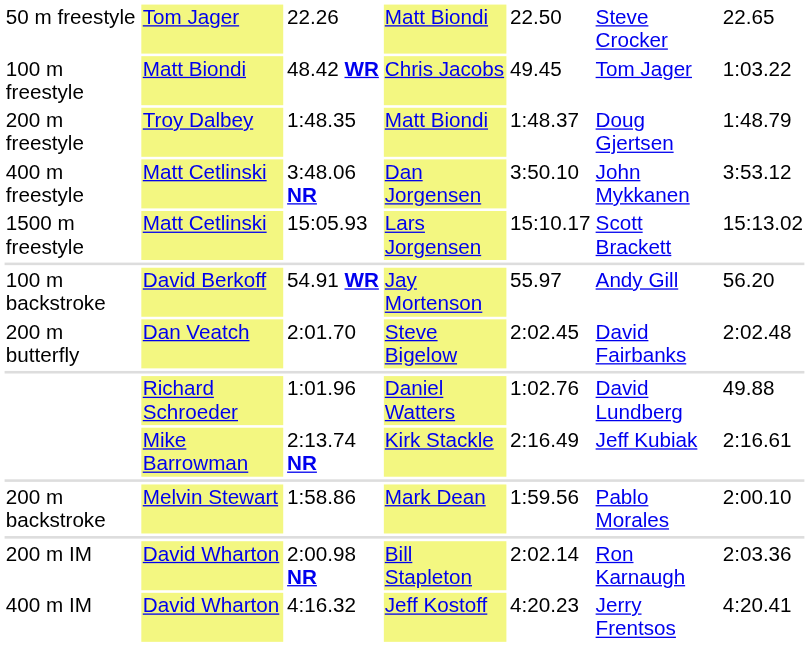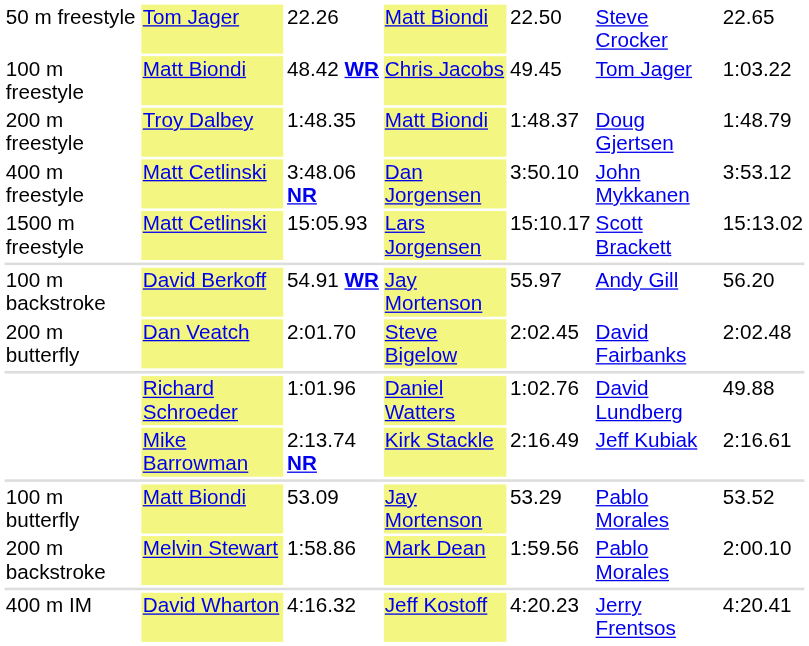+ row: (313, 497)
- row: (322, 565)
